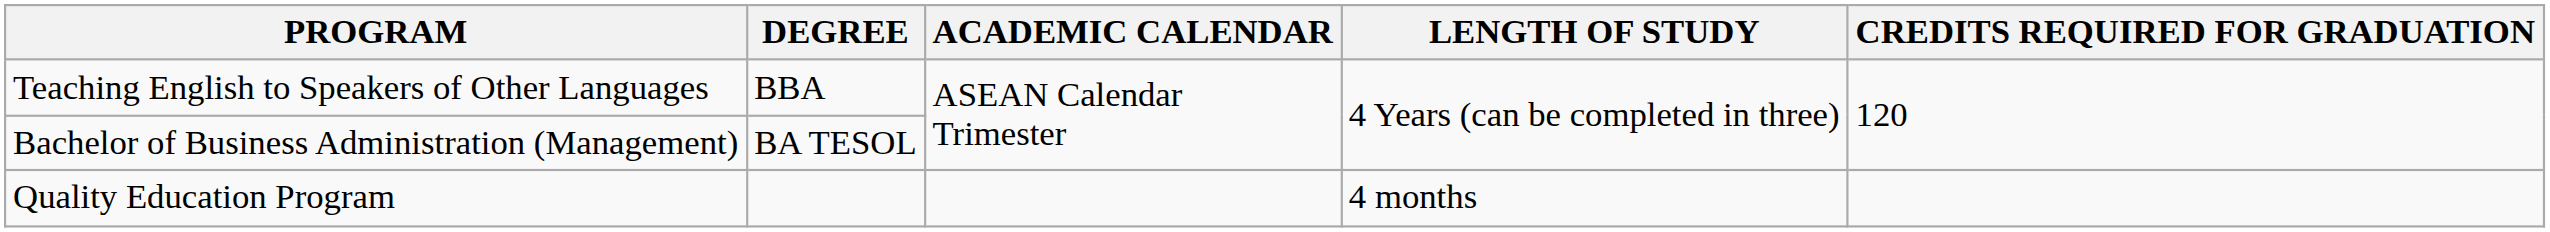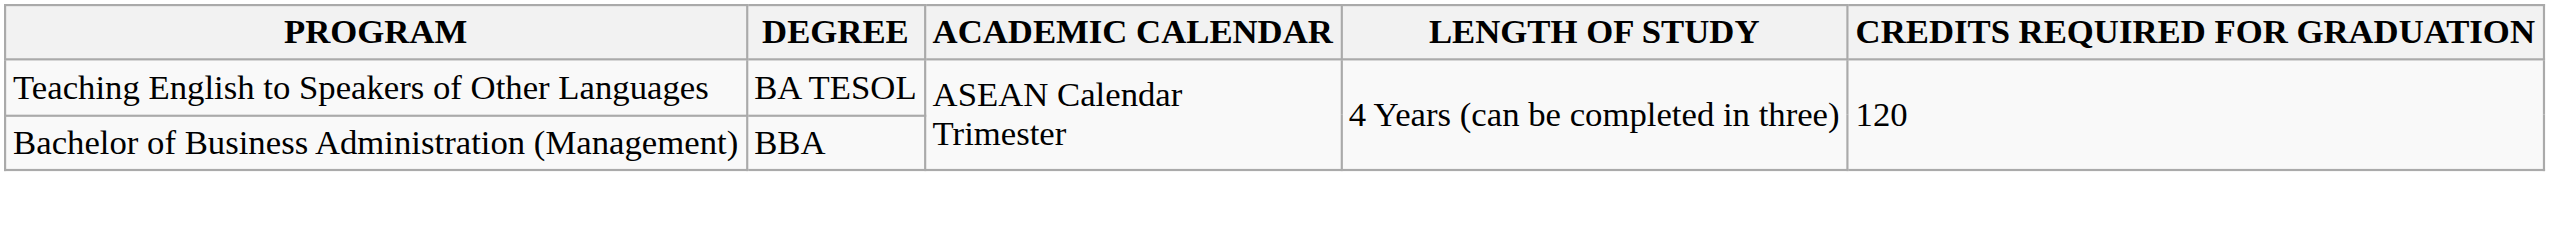(790, 87) BBA -> (835, 87) BA TESOL
(835, 142) BA TESOL -> (790, 142) BBA
- row: (204, 197)
